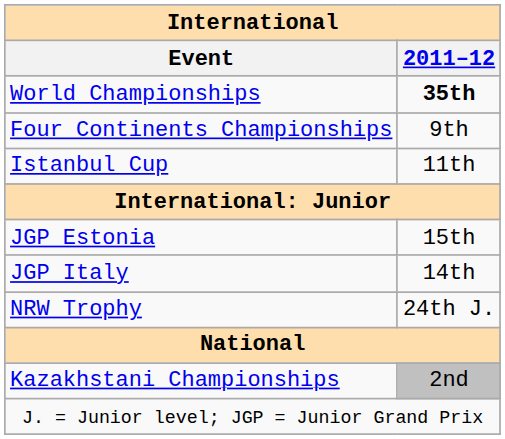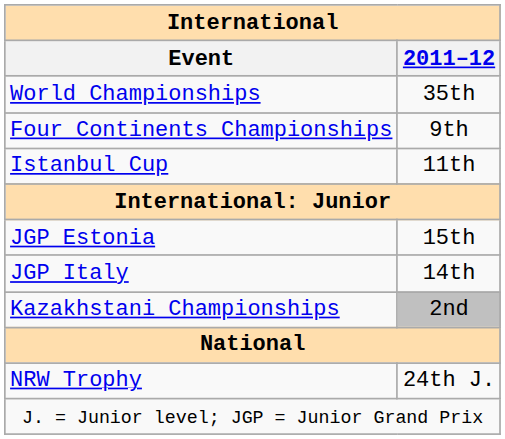(449, 94) bold -> (449, 94) normal
rows swapped: (76, 309) <-> (175, 381)
